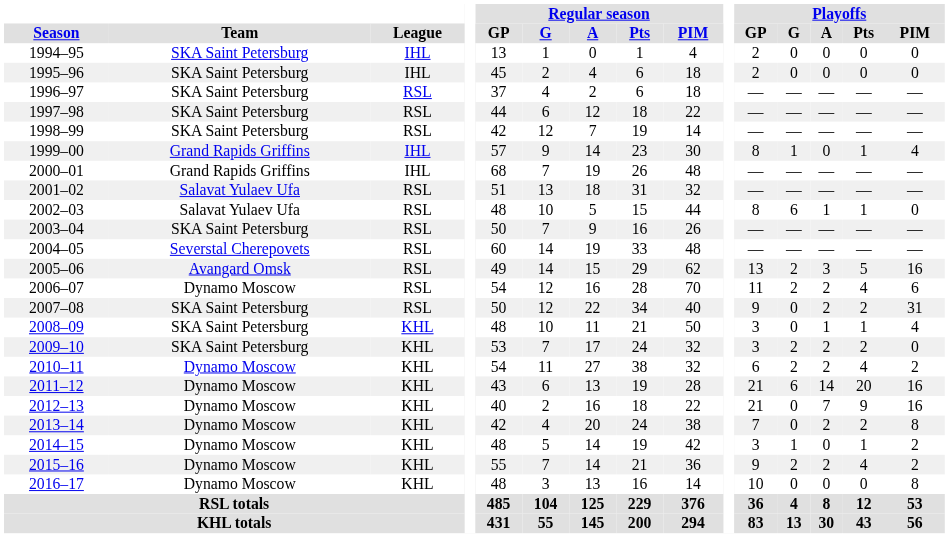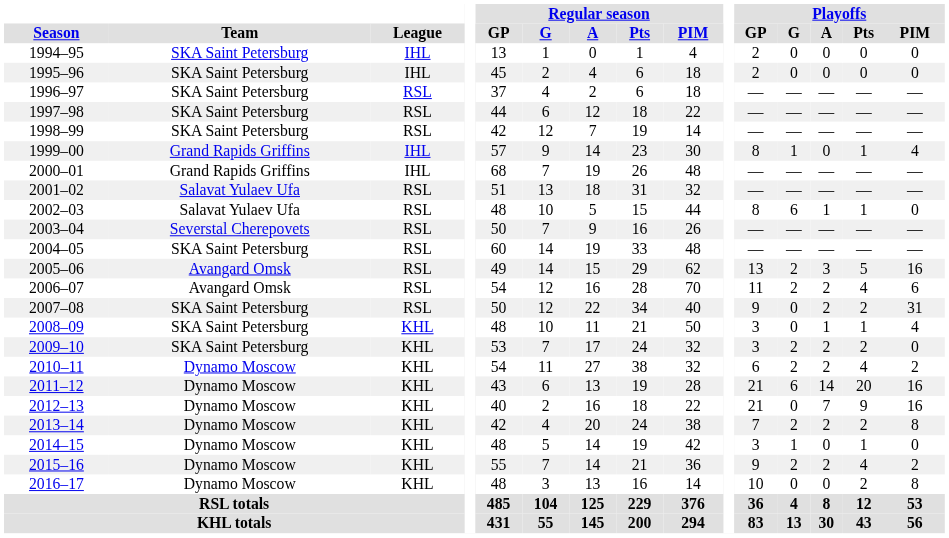(240, 229) SKA Saint Petersburg -> (240, 229) Severstal Cherepovets
(240, 249) Severstal Cherepovets -> (240, 249) SKA Saint Petersburg
(240, 288) Dynamo Moscow -> (240, 288) Avangard Omsk
(794, 425) 0 -> (794, 425) 2
(915, 445) 2 -> (915, 445) 0
(864, 484) 0 -> (864, 484) 2
